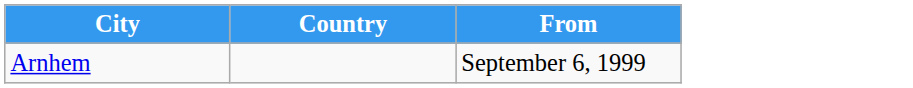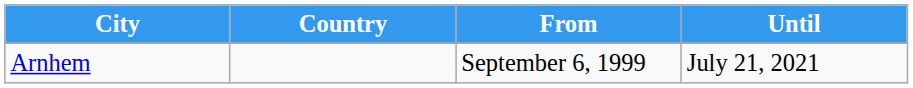+ column: (794, 23)
